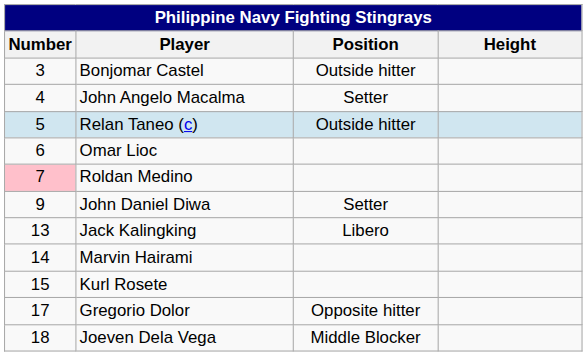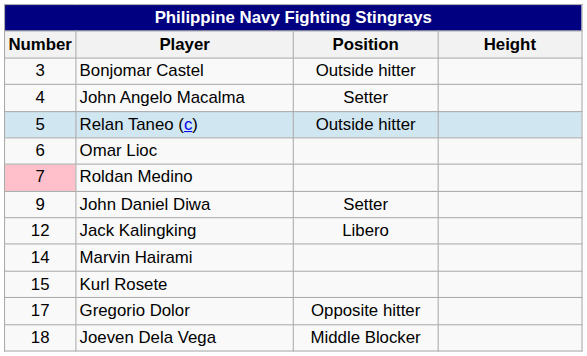(40, 230) 13 -> (40, 230) 12
